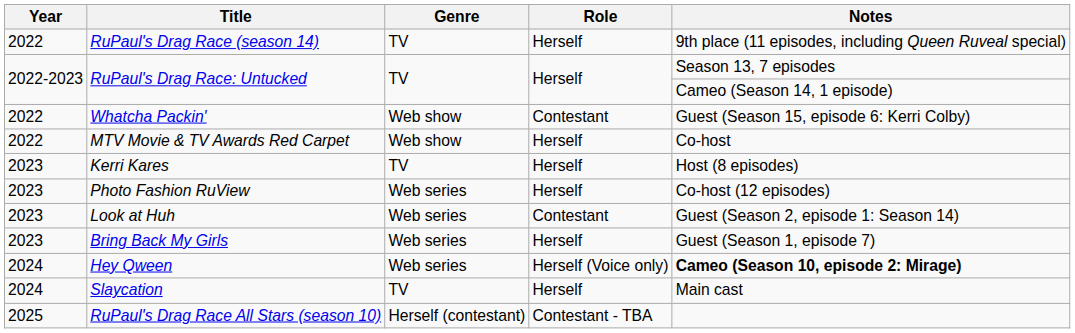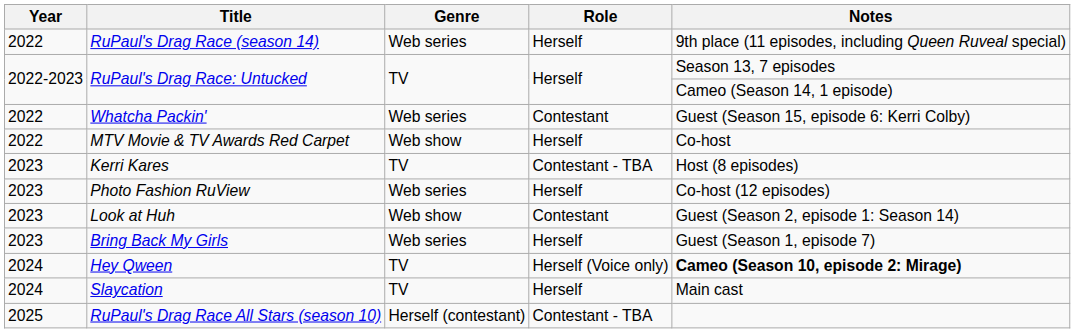(398, 41) TV -> (427, 41) Web series
(425, 116) Web show -> (427, 116) Web series
(557, 166) Herself -> (592, 166) Contestant - TBA
(427, 215) Web series -> (425, 215) Web show
(427, 265) Web series -> (398, 265) TV
